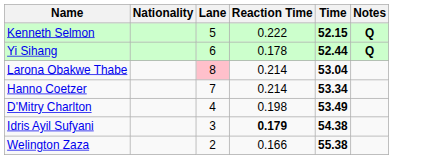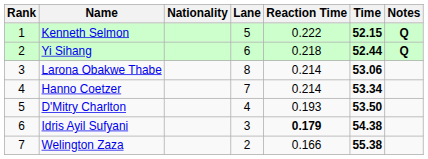+ column: (22, 13)
(272, 51) 0.178 -> (307, 51) 0.218
(213, 70) pink background -> (247, 70) no background
(333, 70) 53.04 -> (367, 70) 53.06
(272, 107) 0.198 -> (307, 107) 0.193
(333, 107) 53.49 -> (367, 107) 53.50
